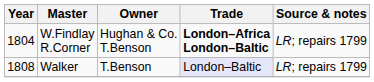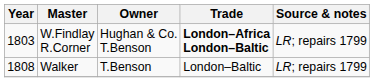(21, 40) 1804 -> (21, 40) 1803
(222, 67) lavender background -> (222, 67) no background
